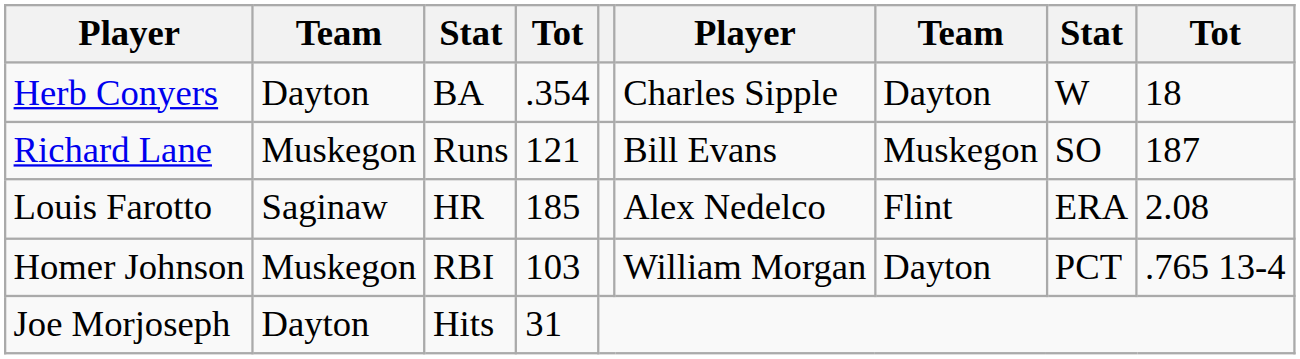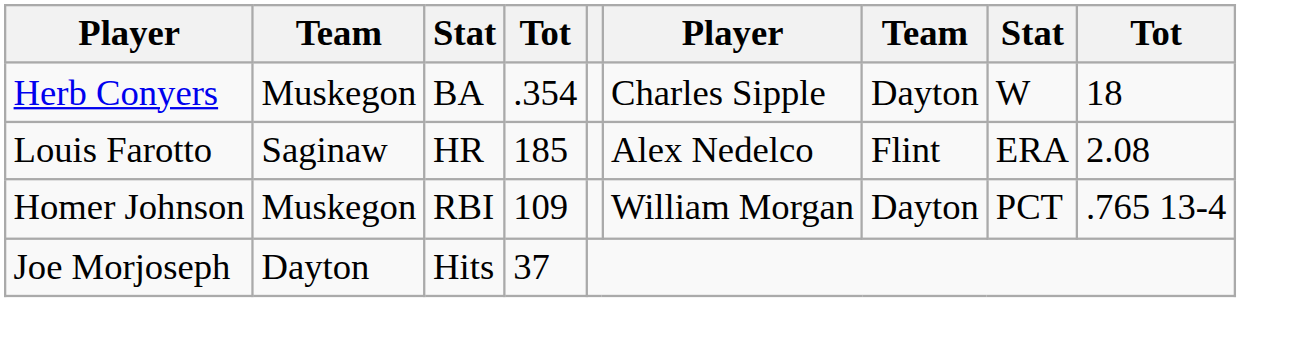(315, 91) Dayton -> (339, 91) Muskegon
- row: (113, 149)
(553, 265) 103 -> (541, 207) 109
(544, 324) 31 -> (531, 265) 37
